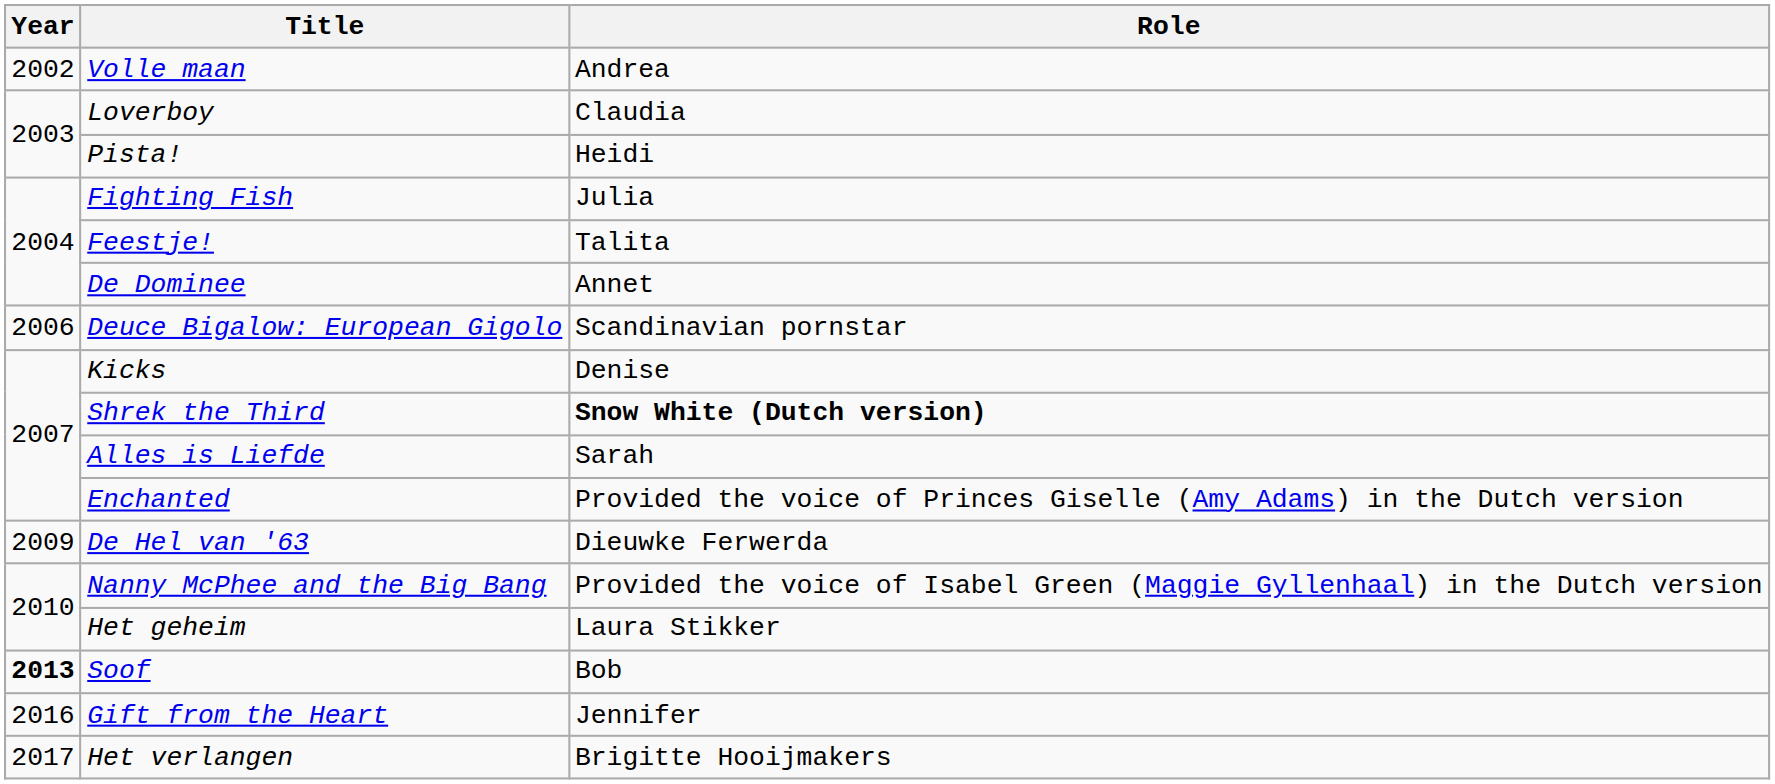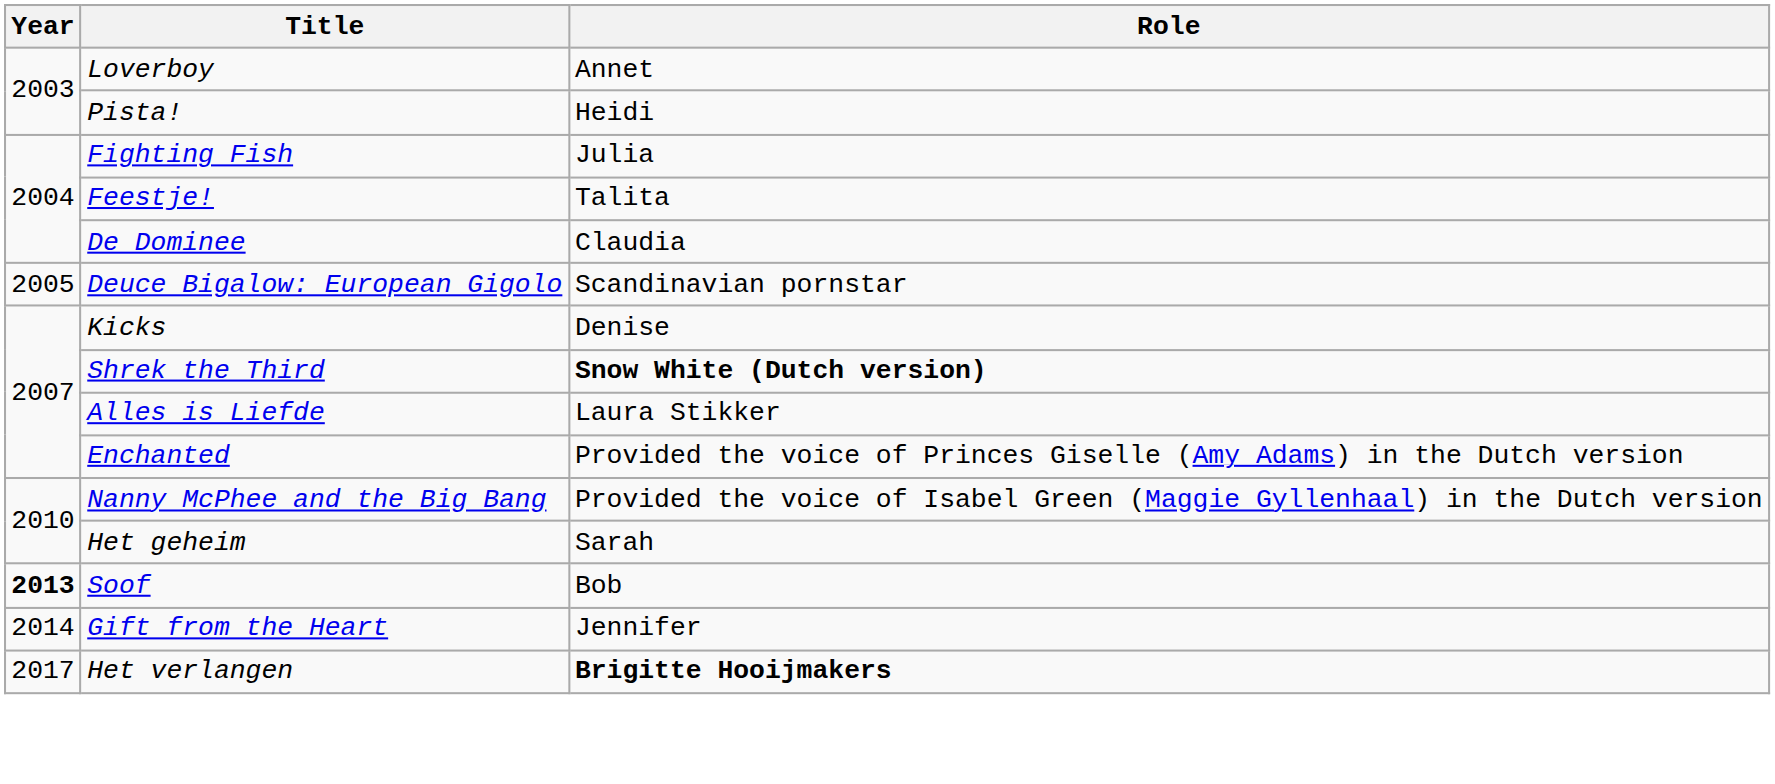- row: (166, 70)
(630, 113) Claudia -> (615, 70) Annet
(615, 285) Annet -> (630, 242) Claudia
(43, 328) 2006 -> (43, 285) 2005
(615, 457) Sarah -> (678, 414) Laura Stikker
- row: (198, 543)
(678, 629) Laura Stikker -> (615, 543) Sarah
(43, 715) 2016 -> (43, 629) 2014
(733, 758) normal -> (733, 672) bold
